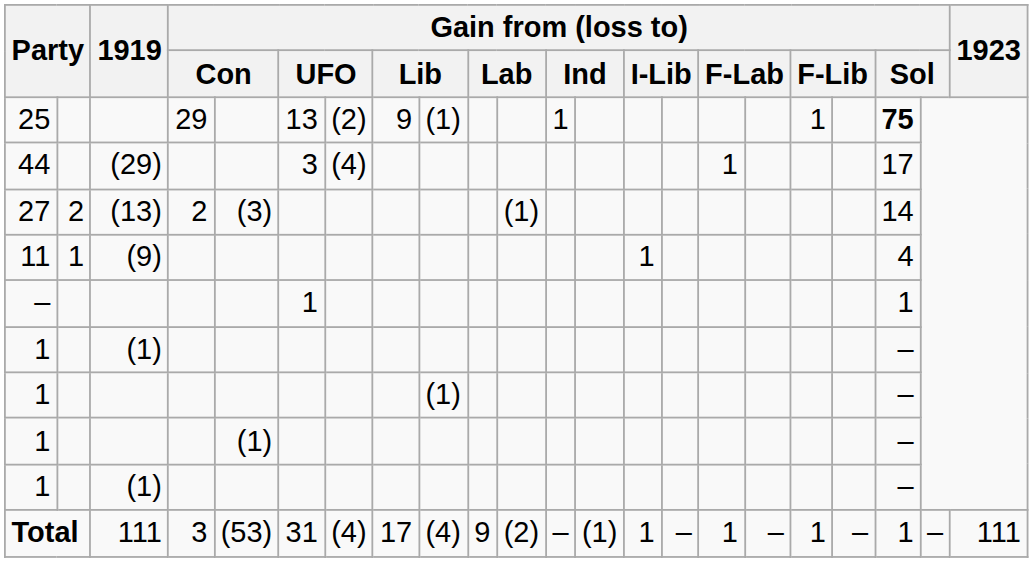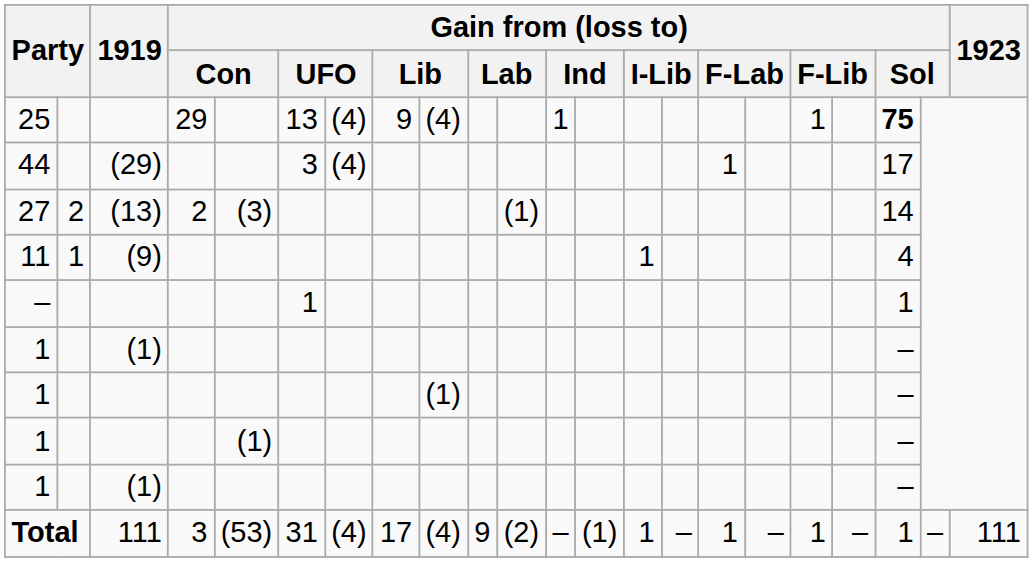(349, 119) (2) -> (349, 119) (4)
(443, 119) (1) -> (443, 119) (4)
